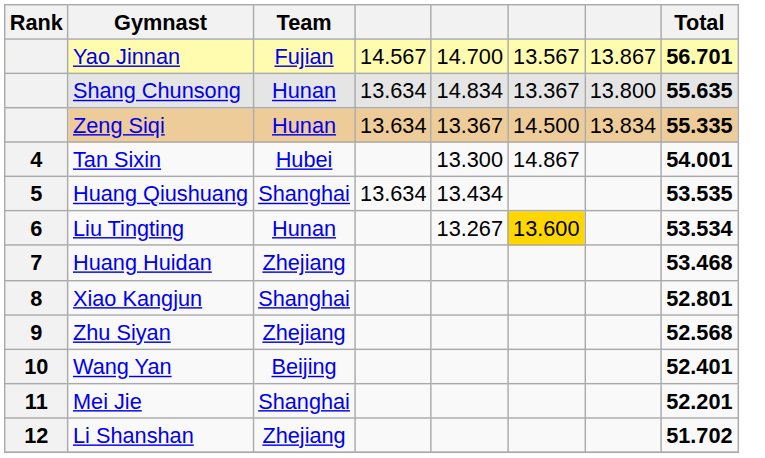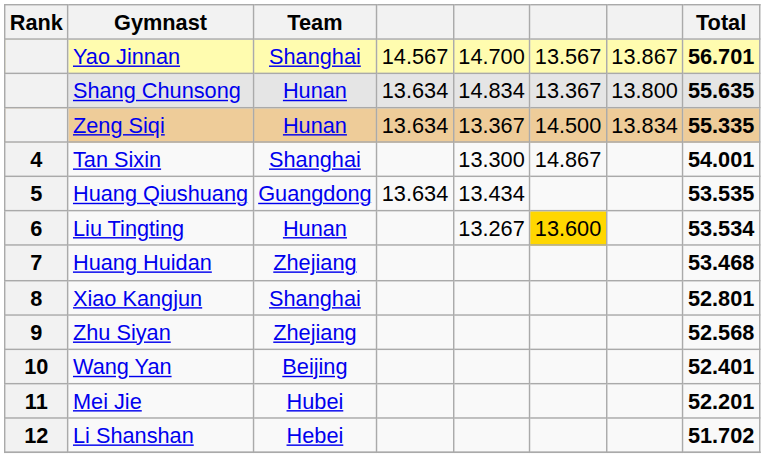(304, 57) Fujian -> (315, 57) Shanghai
(304, 160) Hubei -> (315, 160) Shanghai
(304, 194) Shanghai -> (315, 194) Guangdong
(304, 401) Shanghai -> (315, 401) Hubei
(304, 435) Zhejiang -> (315, 435) Hebei
